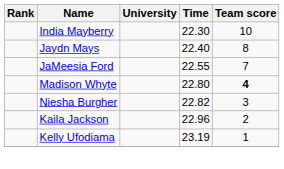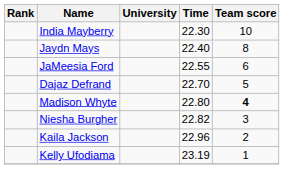(246, 66) 7 -> (246, 66) 6
+ row: (75, 84)
